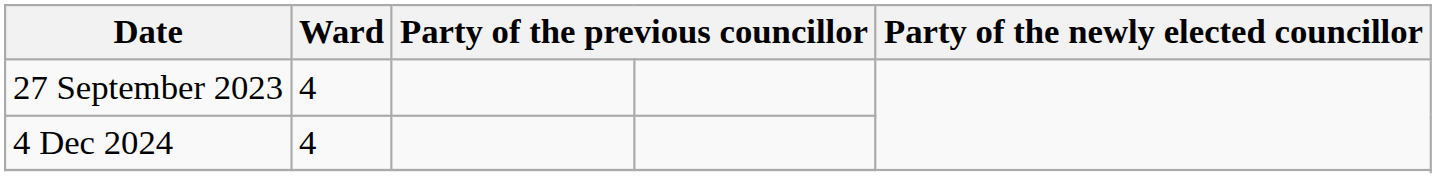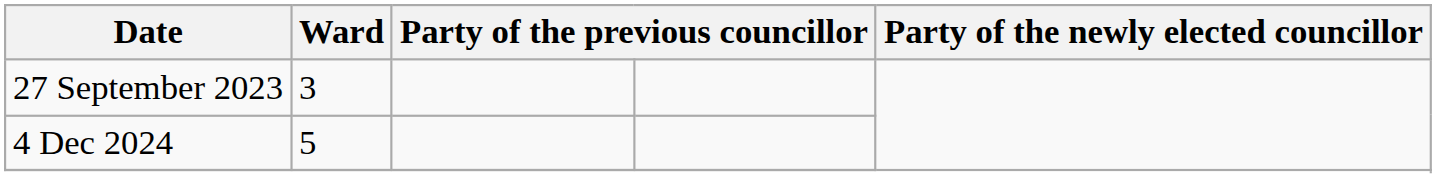(308, 87) 4 -> (308, 87) 3
(308, 142) 4 -> (308, 142) 5
